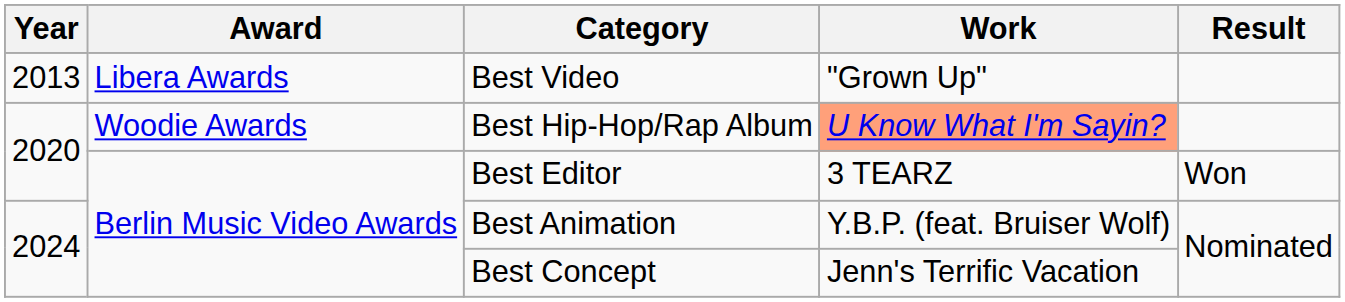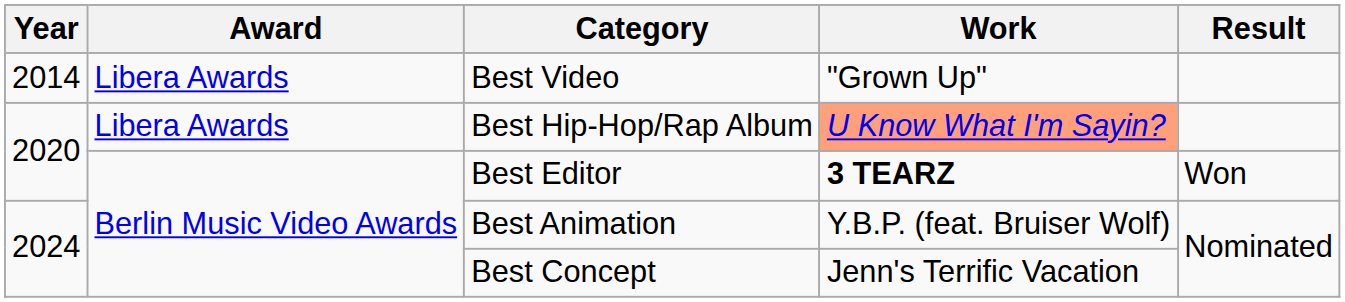(46, 77) 2013 -> (46, 77) 2014
(201, 126) Woodie Awards -> (192, 126) Libera Awards
(890, 175) normal -> (891, 175) bold
